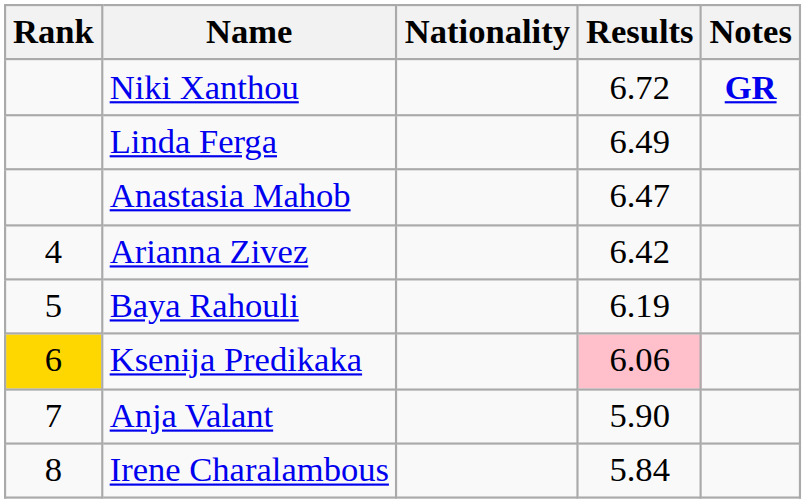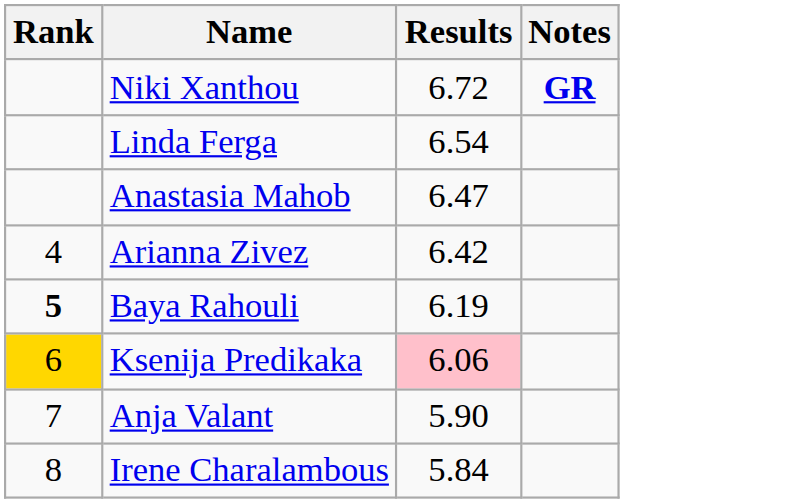- column: (487, 31)
(640, 141) 6.49 -> (459, 141) 6.54
(53, 305) normal -> (53, 305) bold
